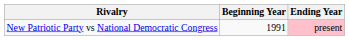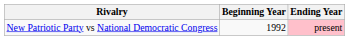(276, 27) 1991 -> (276, 27) 1992
